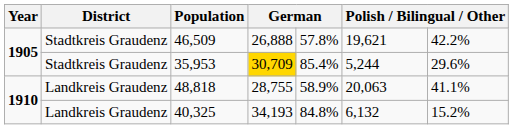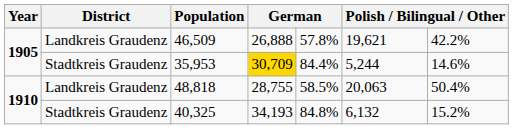(106, 40) Stadtkreis Graudenz -> (106, 40) Landkreis Graudenz
(319, 64) 85.4% -> (319, 64) 84.4%
(450, 64) 29.6% -> (450, 64) 14.6%
(319, 87) 58.9% -> (319, 87) 58.5%
(450, 87) 41.1% -> (450, 87) 50.4%
(106, 111) Landkreis Graudenz -> (106, 111) Stadtkreis Graudenz
